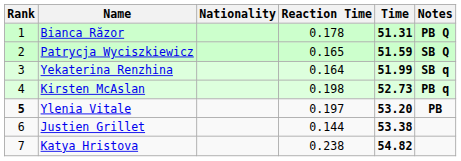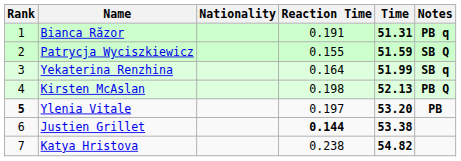(327, 33) 0.178 -> (327, 33) 0.191
(435, 33) PB Q -> (435, 33) PB q
(327, 52) 0.165 -> (327, 52) 0.155
(395, 89) 52.73 -> (395, 89) 52.13
(435, 89) PB q -> (435, 89) PB Q
(327, 127) normal -> (327, 127) bold
